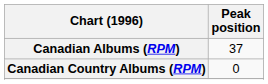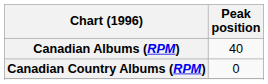(236, 48) 37 -> (236, 48) 40
